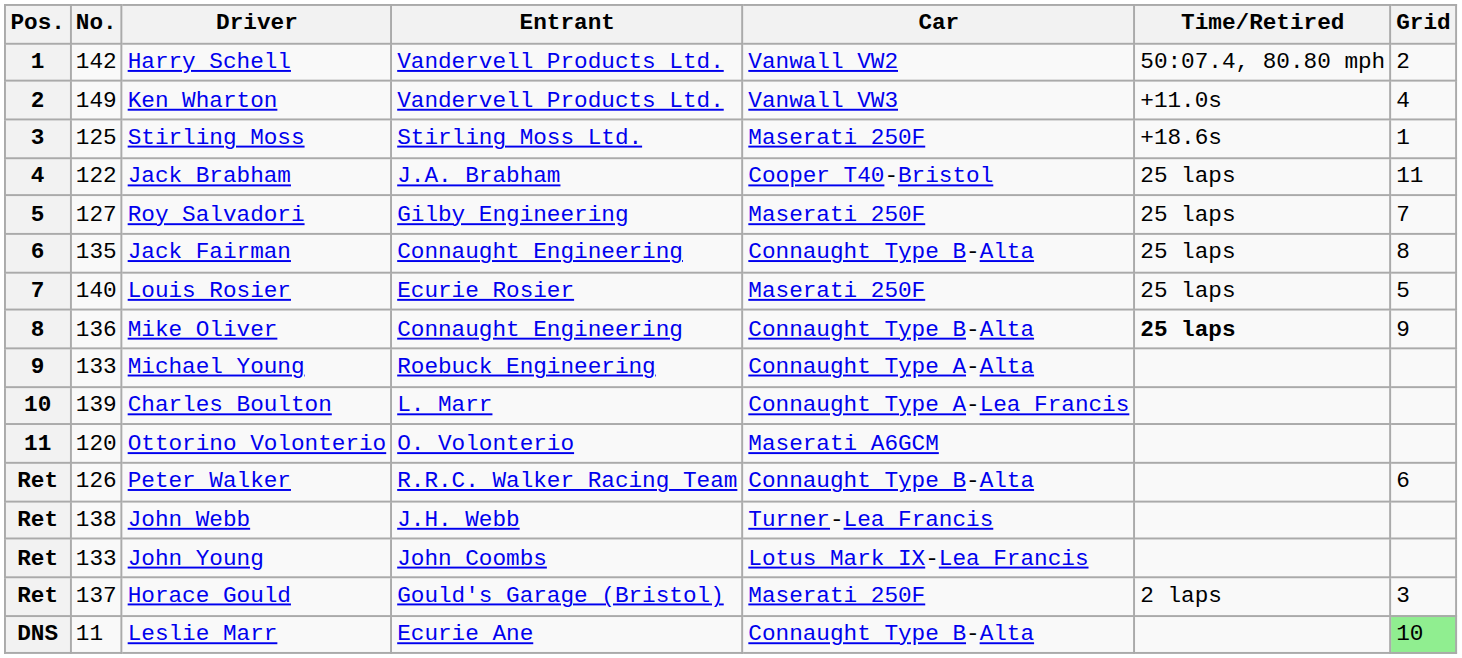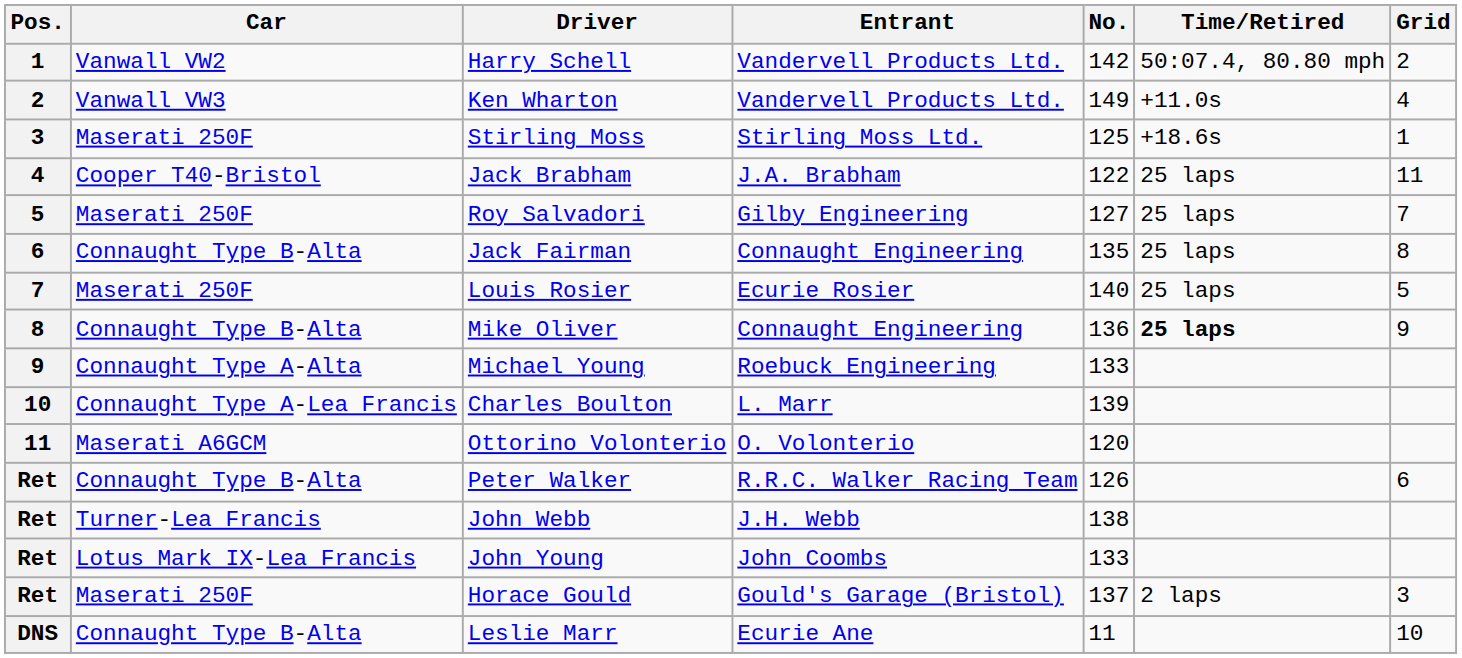columns swapped: (96, 24) <-> (939, 24)
(1410, 634) lightgreen background -> (1410, 634) no background
